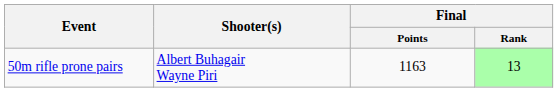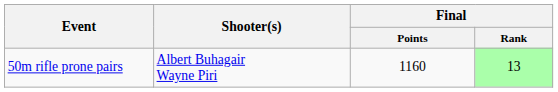(412, 67) 1163 -> (412, 67) 1160
